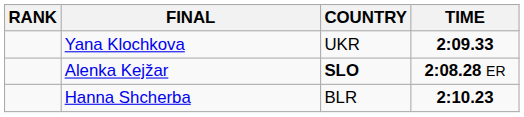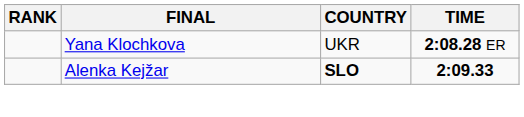(465, 44) 2:09.33 -> (465, 44) 2:08.28 ER
(465, 71) 2:08.28 ER -> (465, 71) 2:09.33
- row: (128, 97)
